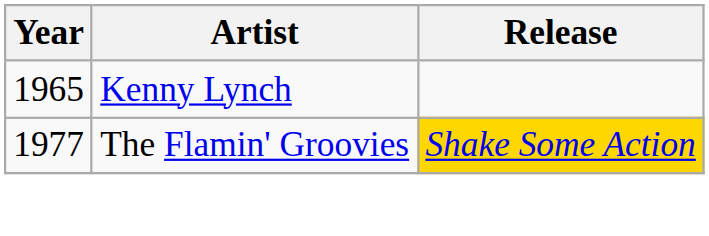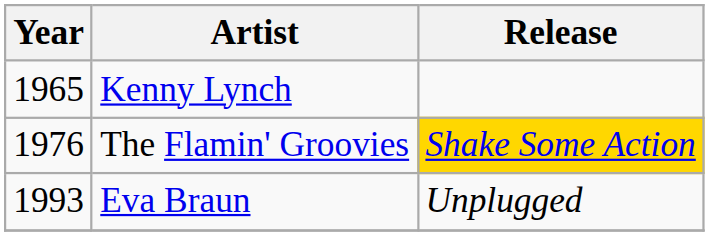(49, 144) 1977 -> (49, 144) 1976
+ row: (175, 200)
